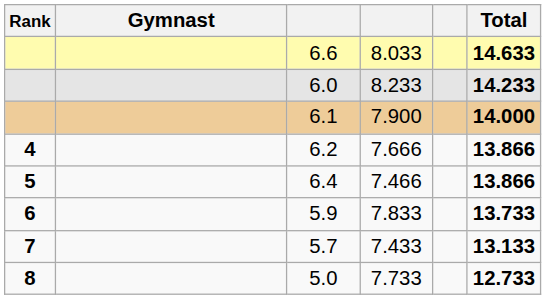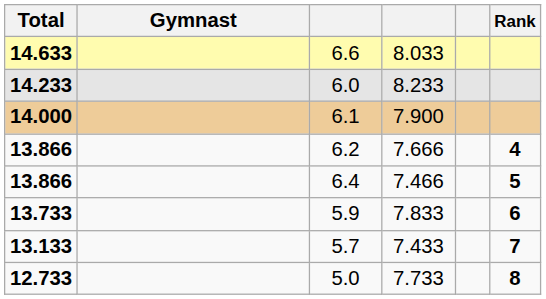columns swapped: (30, 21) <-> (504, 20)
